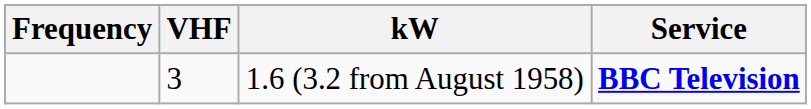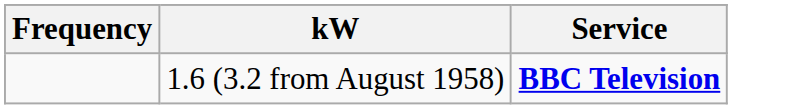- column: (199, 28)
